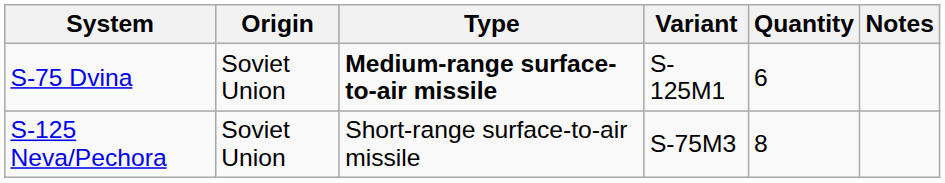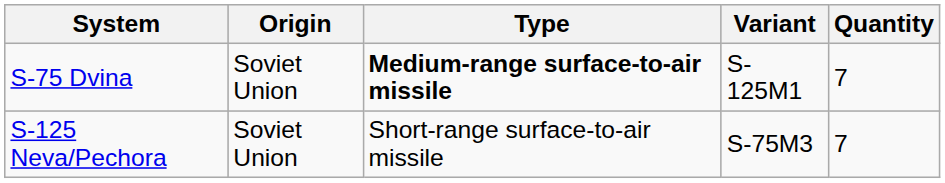- column: (900, 24)
(761, 76) 6 -> (841, 76) 7
(761, 143) 8 -> (841, 143) 7
